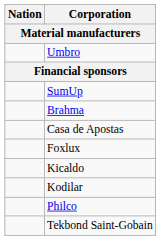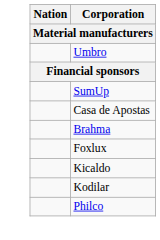rows swapped: (66, 110) <-> (85, 129)
- row: (100, 225)
